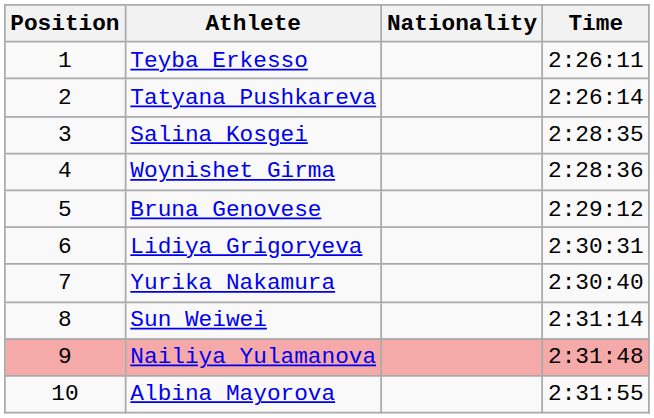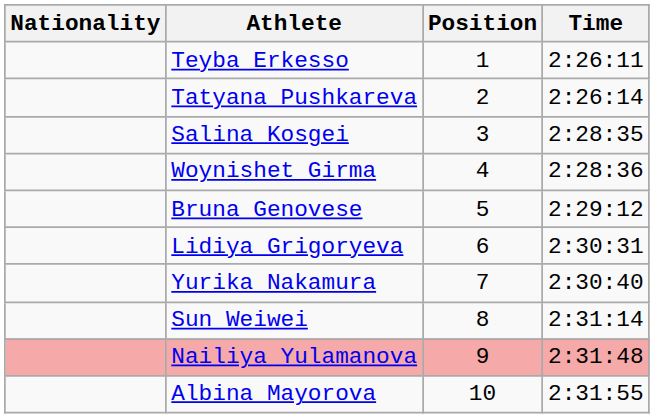columns swapped: (65, 23) <-> (462, 23)
